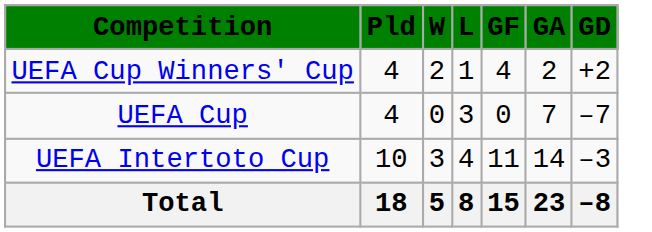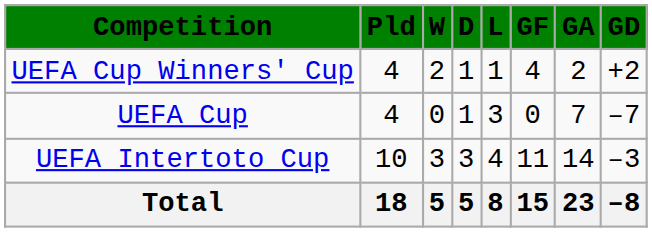+ column: (466, 27)
